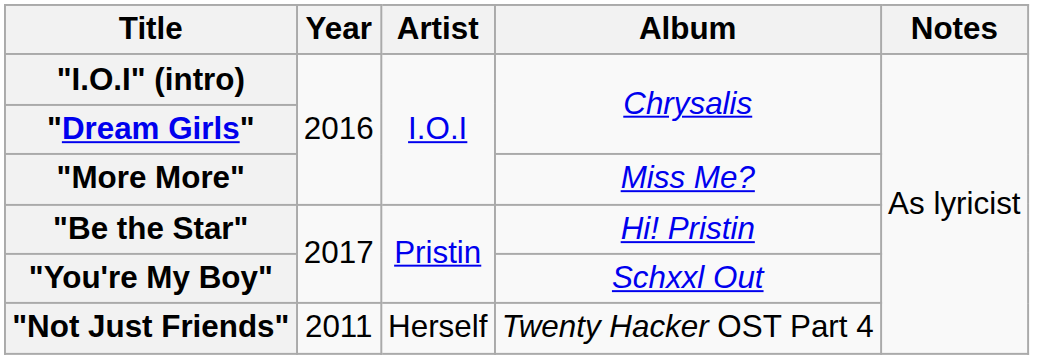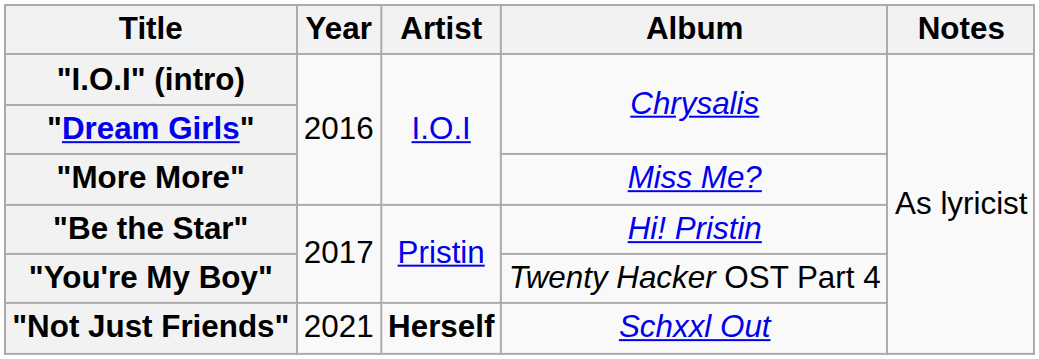(688, 278) Schxxl Out -> (695, 278) Twenty Hacker OST Part 4
(339, 327) 2011 -> (339, 327) 2021
(438, 327) normal -> (441, 327) bold
(688, 327) Twenty Hacker OST Part 4 -> (695, 327) Schxxl Out
